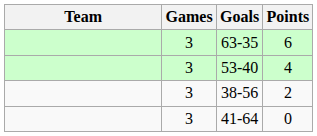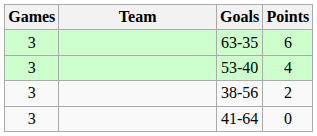columns swapped: (83, 17) <-> (189, 17)
